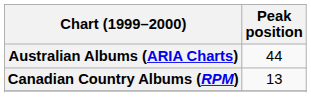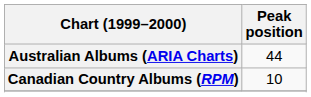(274, 79) 13 -> (274, 79) 10
